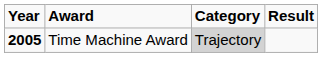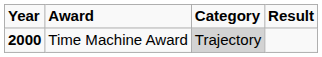(25, 40) 2005 -> (25, 40) 2000
